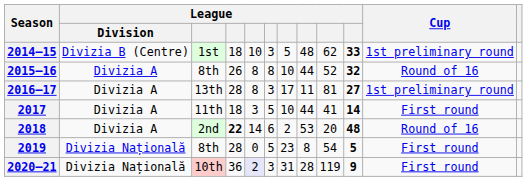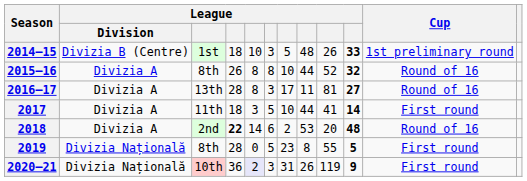(330, 52) 62 -> (330, 52) 26
(440, 90) 1st preliminary round -> (440, 90) Round of 16
(330, 147) 54 -> (330, 147) 55
(307, 167) 28 -> (307, 167) 26
